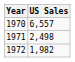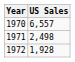(42, 50) 1,982 -> (42, 50) 1,928
